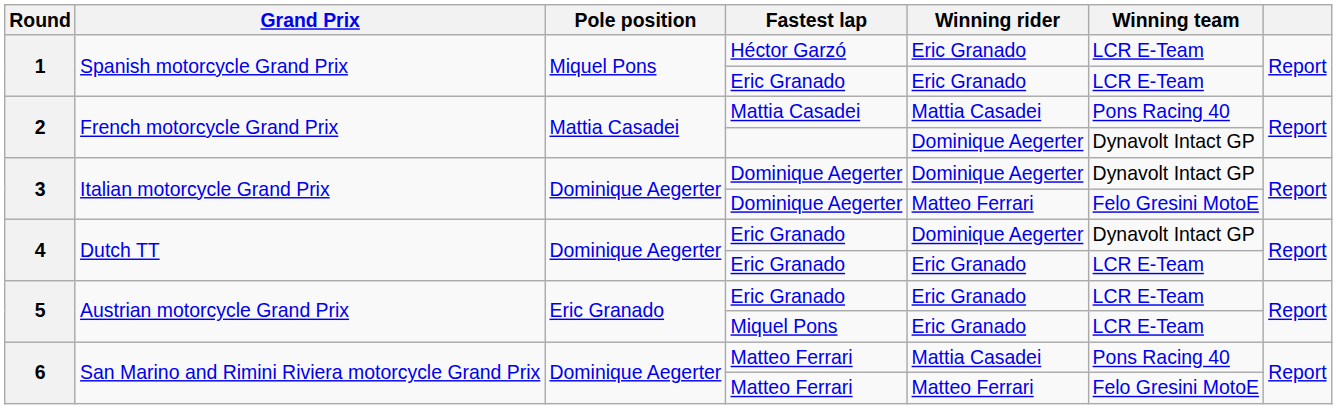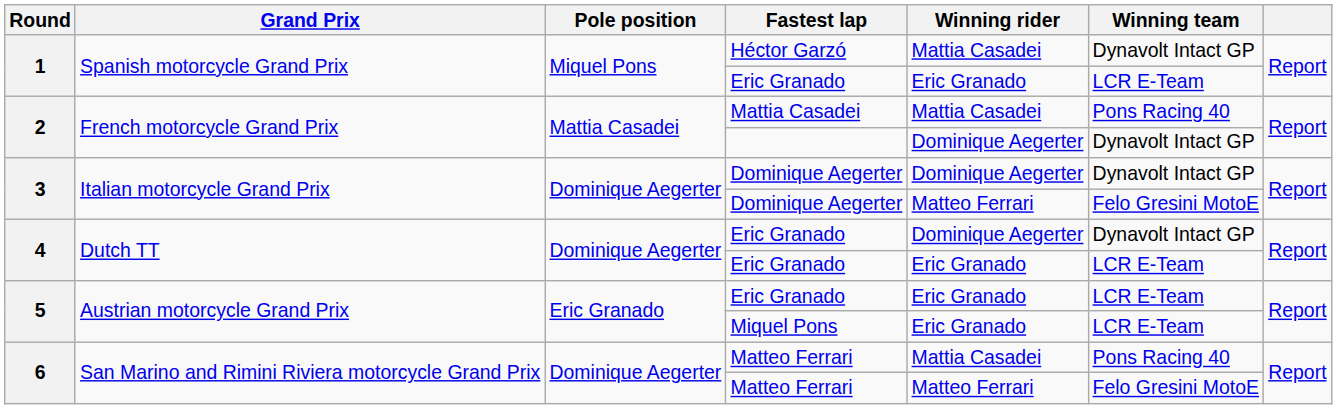(969, 50) Eric Granado -> (976, 50) Mattia Casadei
(1148, 50) LCR E-Team -> (1174, 50) Dynavolt Intact GP
